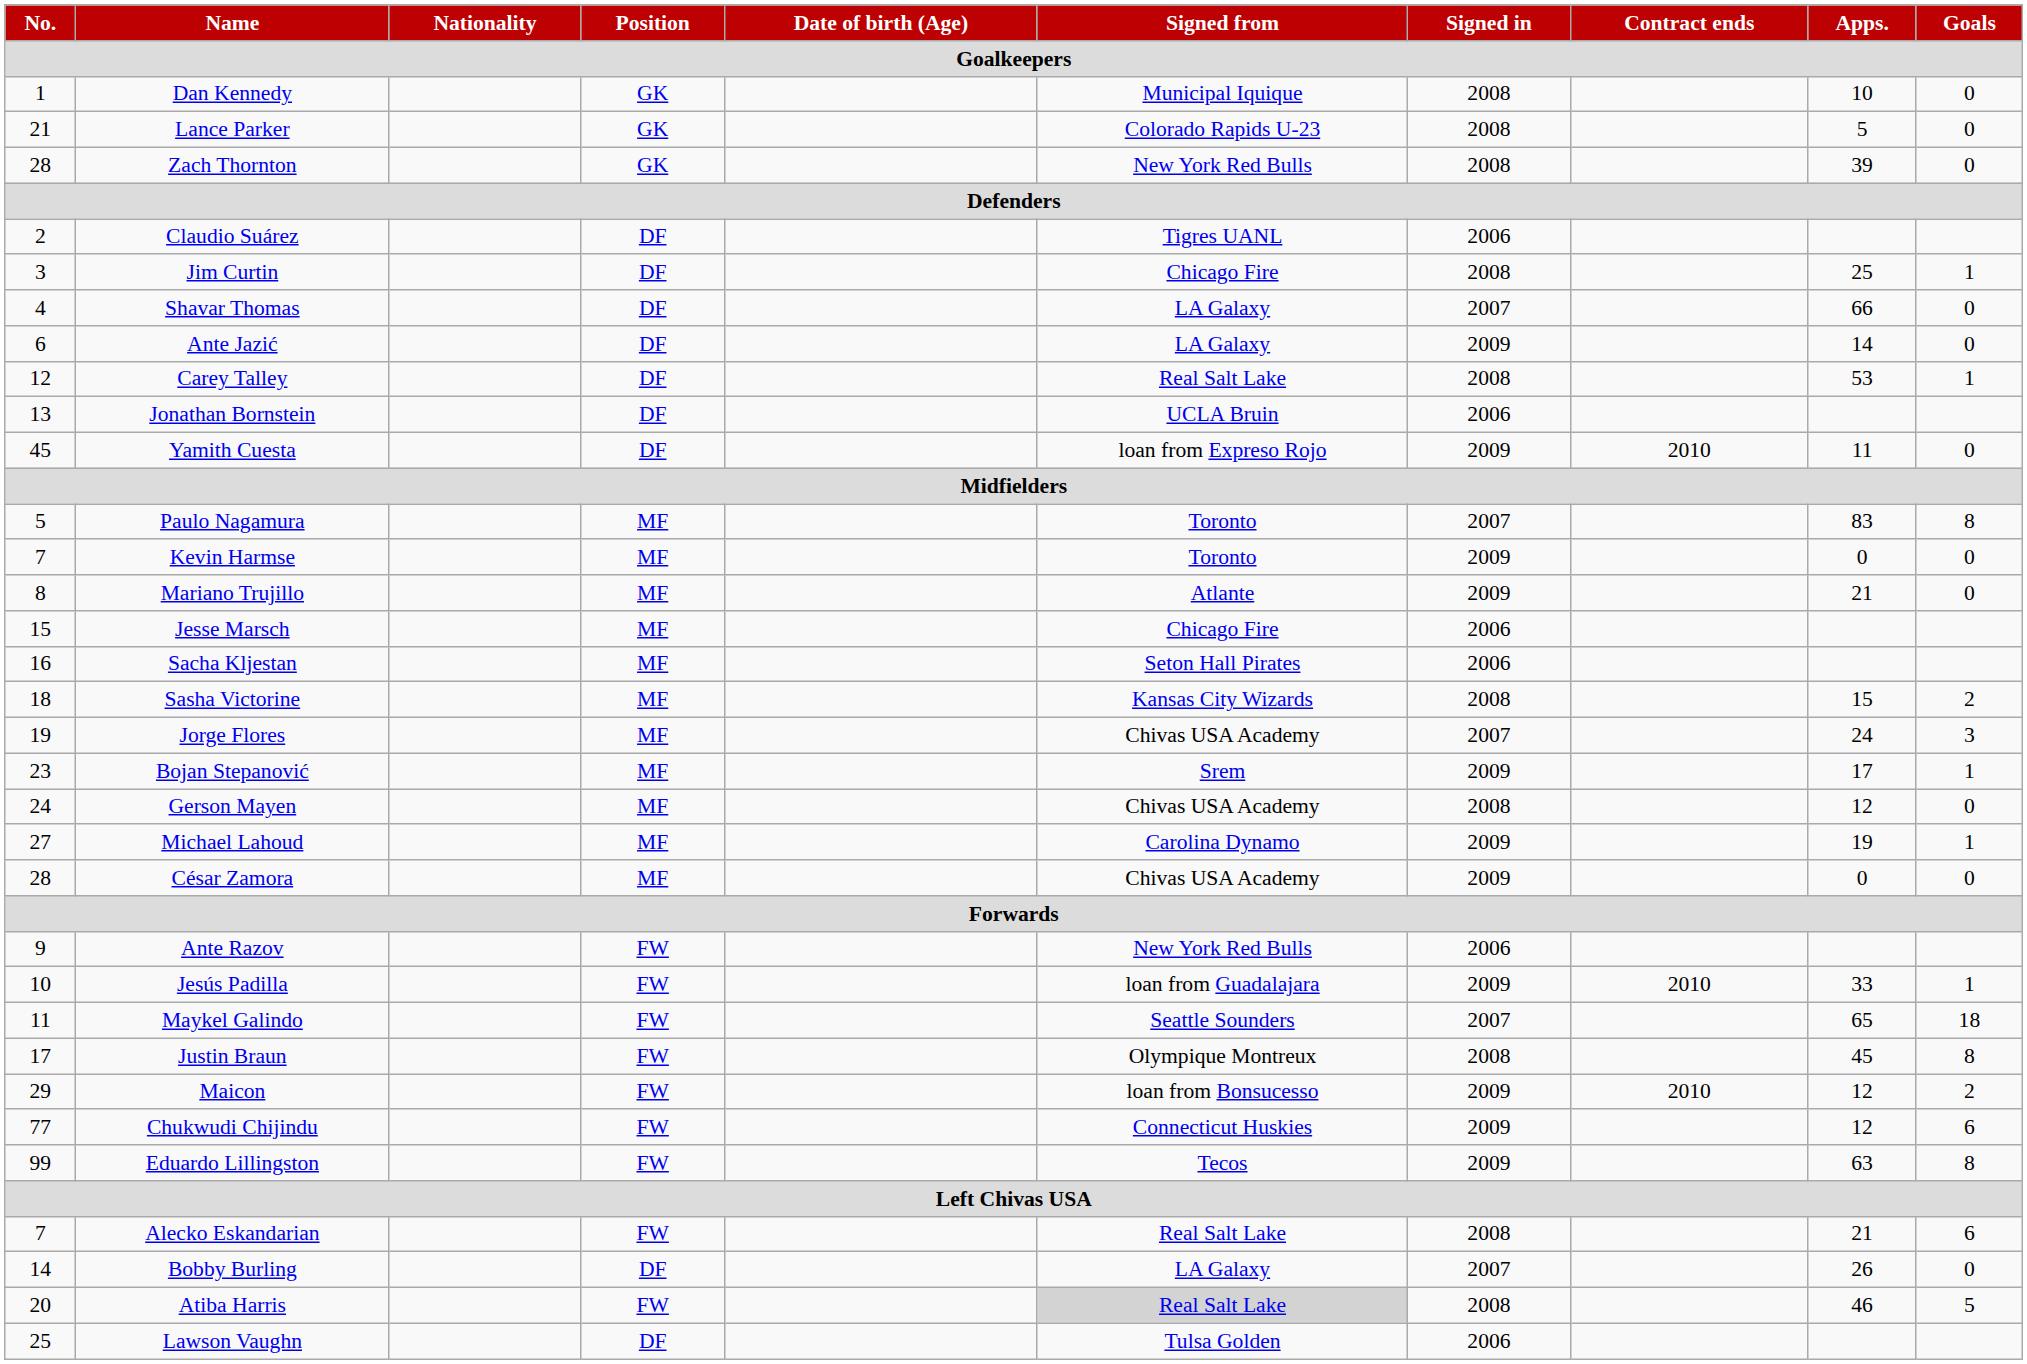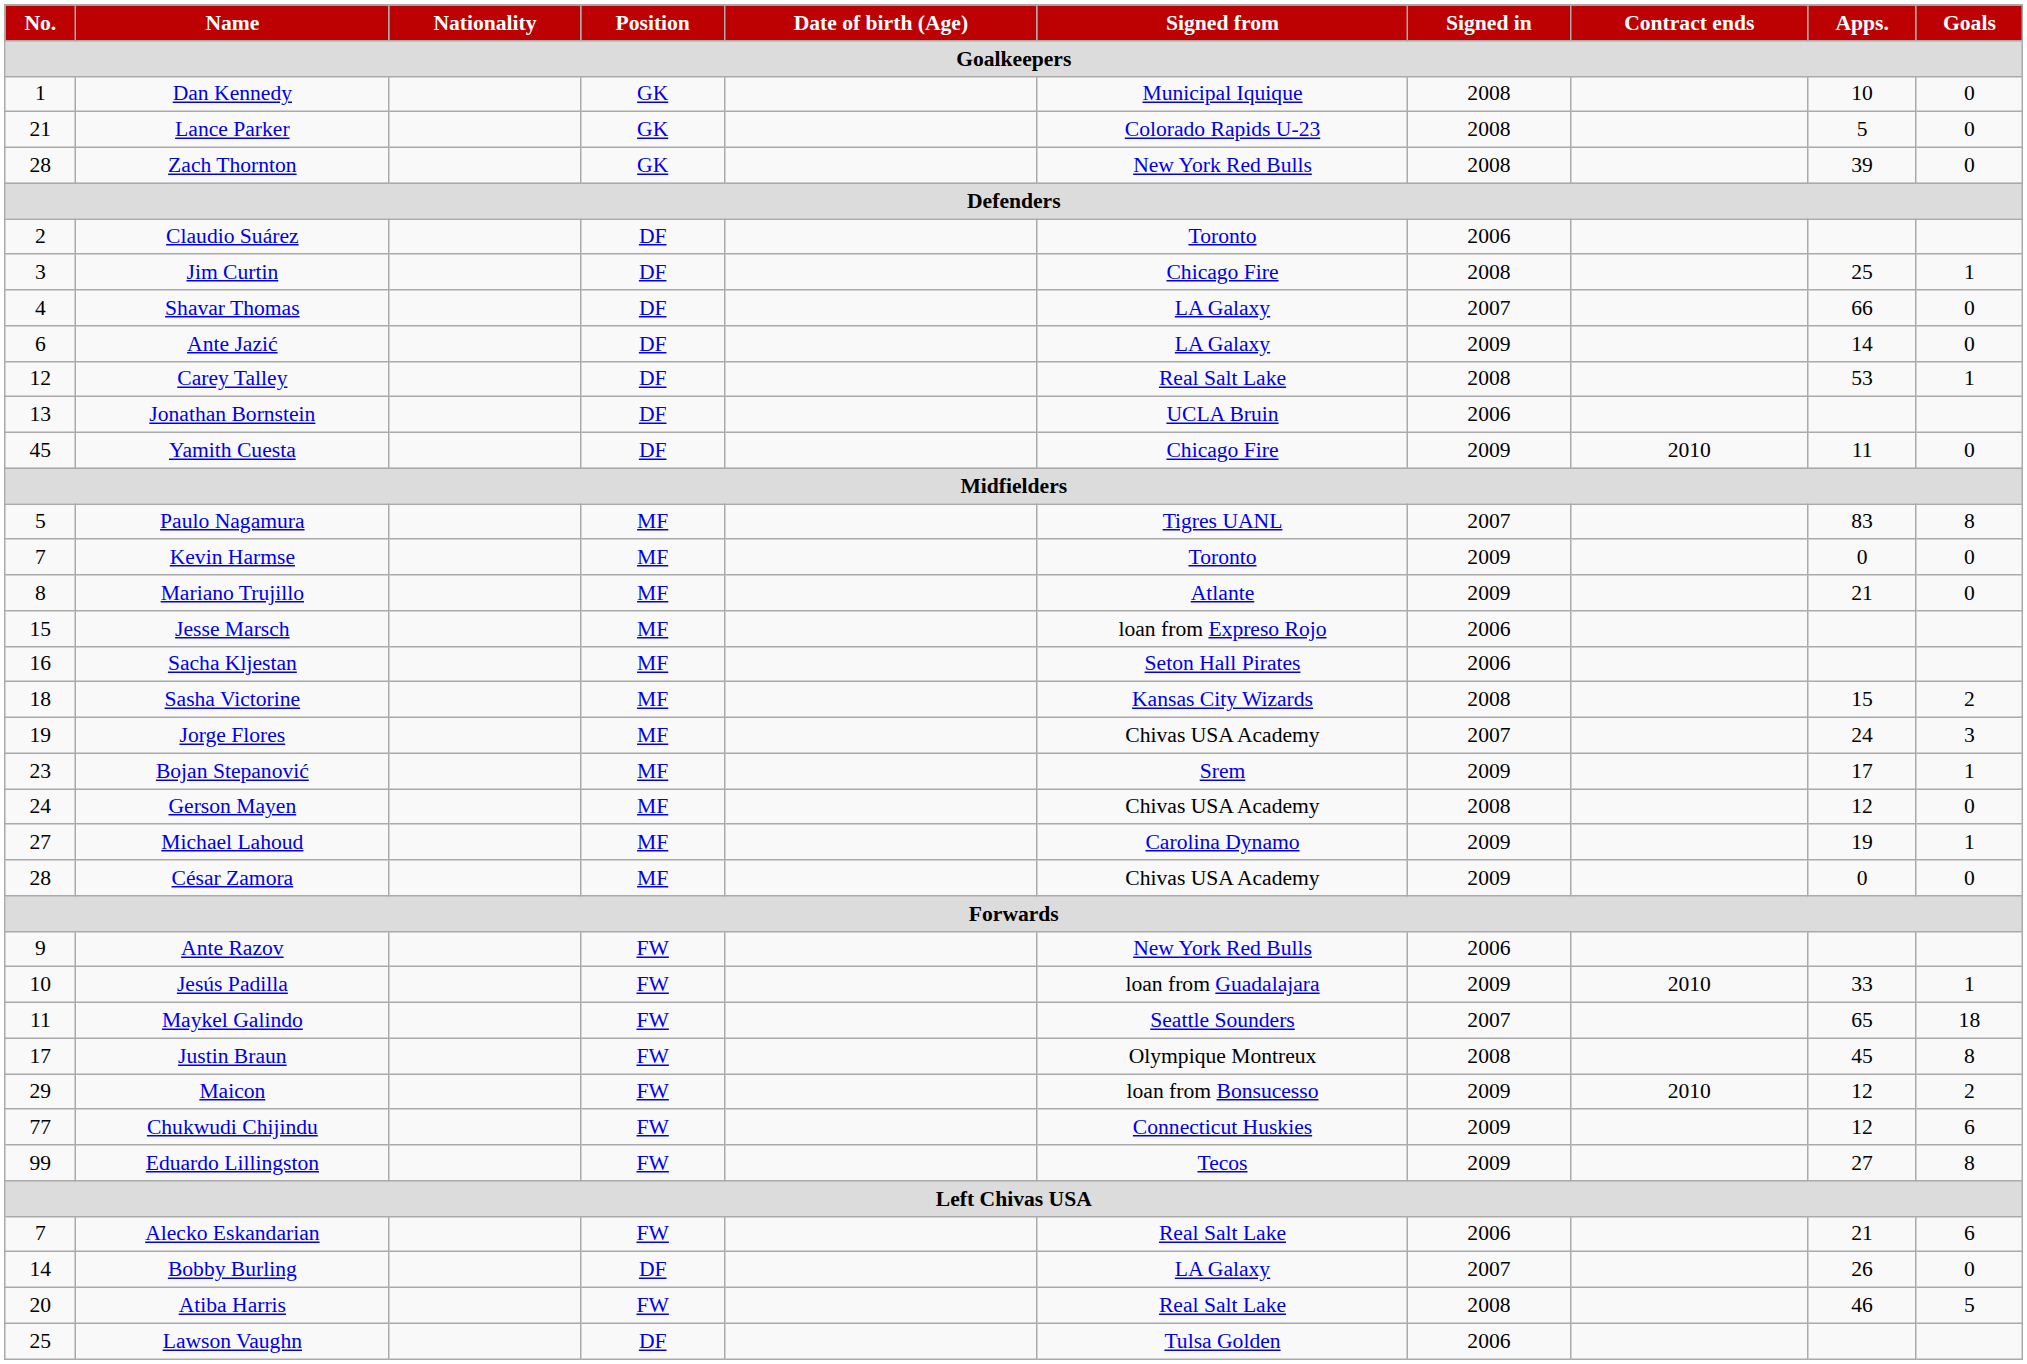(1223, 236) Tigres UANL -> (1223, 236) Toronto
(1223, 450) loan from Expreso Rojo -> (1223, 450) Chicago Fire
(1223, 521) Toronto -> (1223, 521) Tigres UANL
(1223, 628) Chicago Fire -> (1223, 628) loan from Expreso Rojo
(1862, 1162) 63 -> (1862, 1162) 27
(1489, 1233) 2008 -> (1489, 1233) 2006
(1223, 1305) lightgrey background -> (1223, 1305) no background
